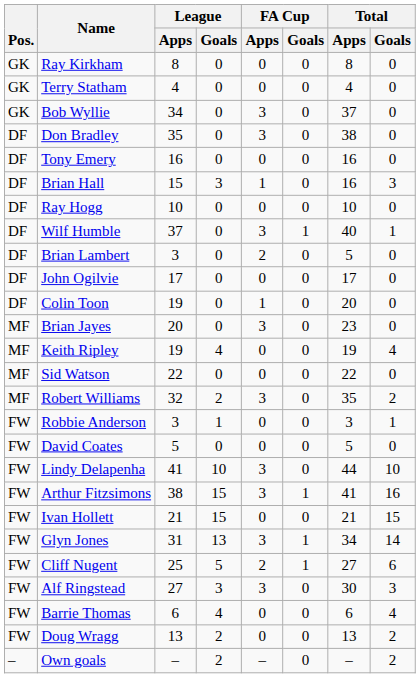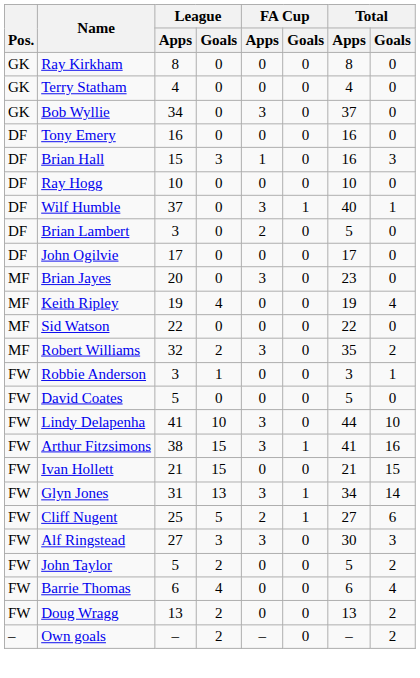- row: (80, 135)
- row: (75, 302)
+ row: (77, 565)
